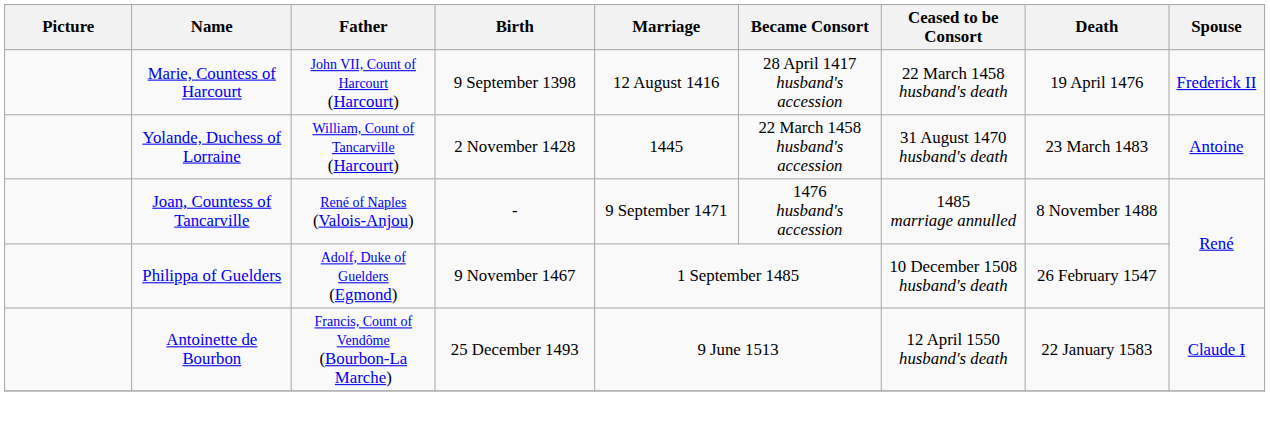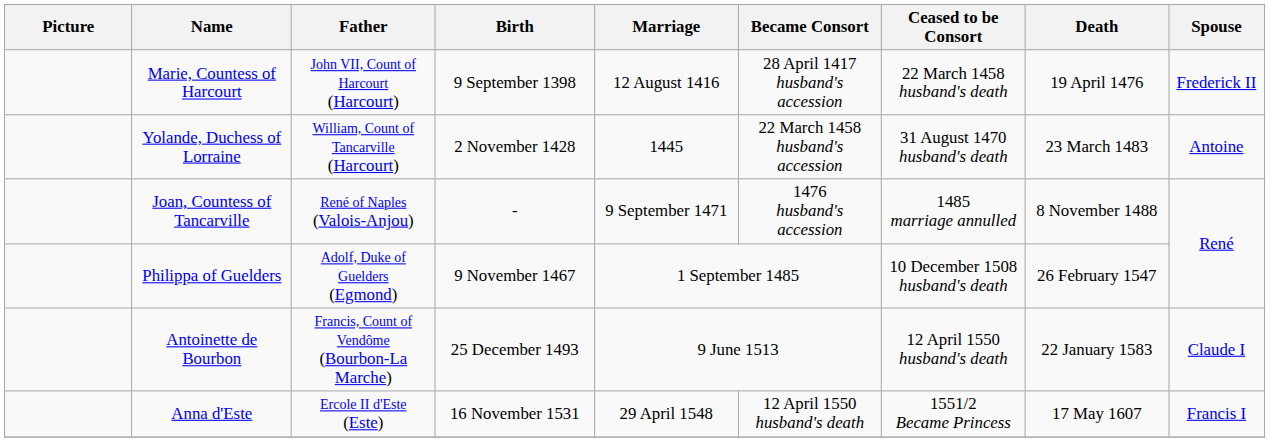+ row: (212, 413)
